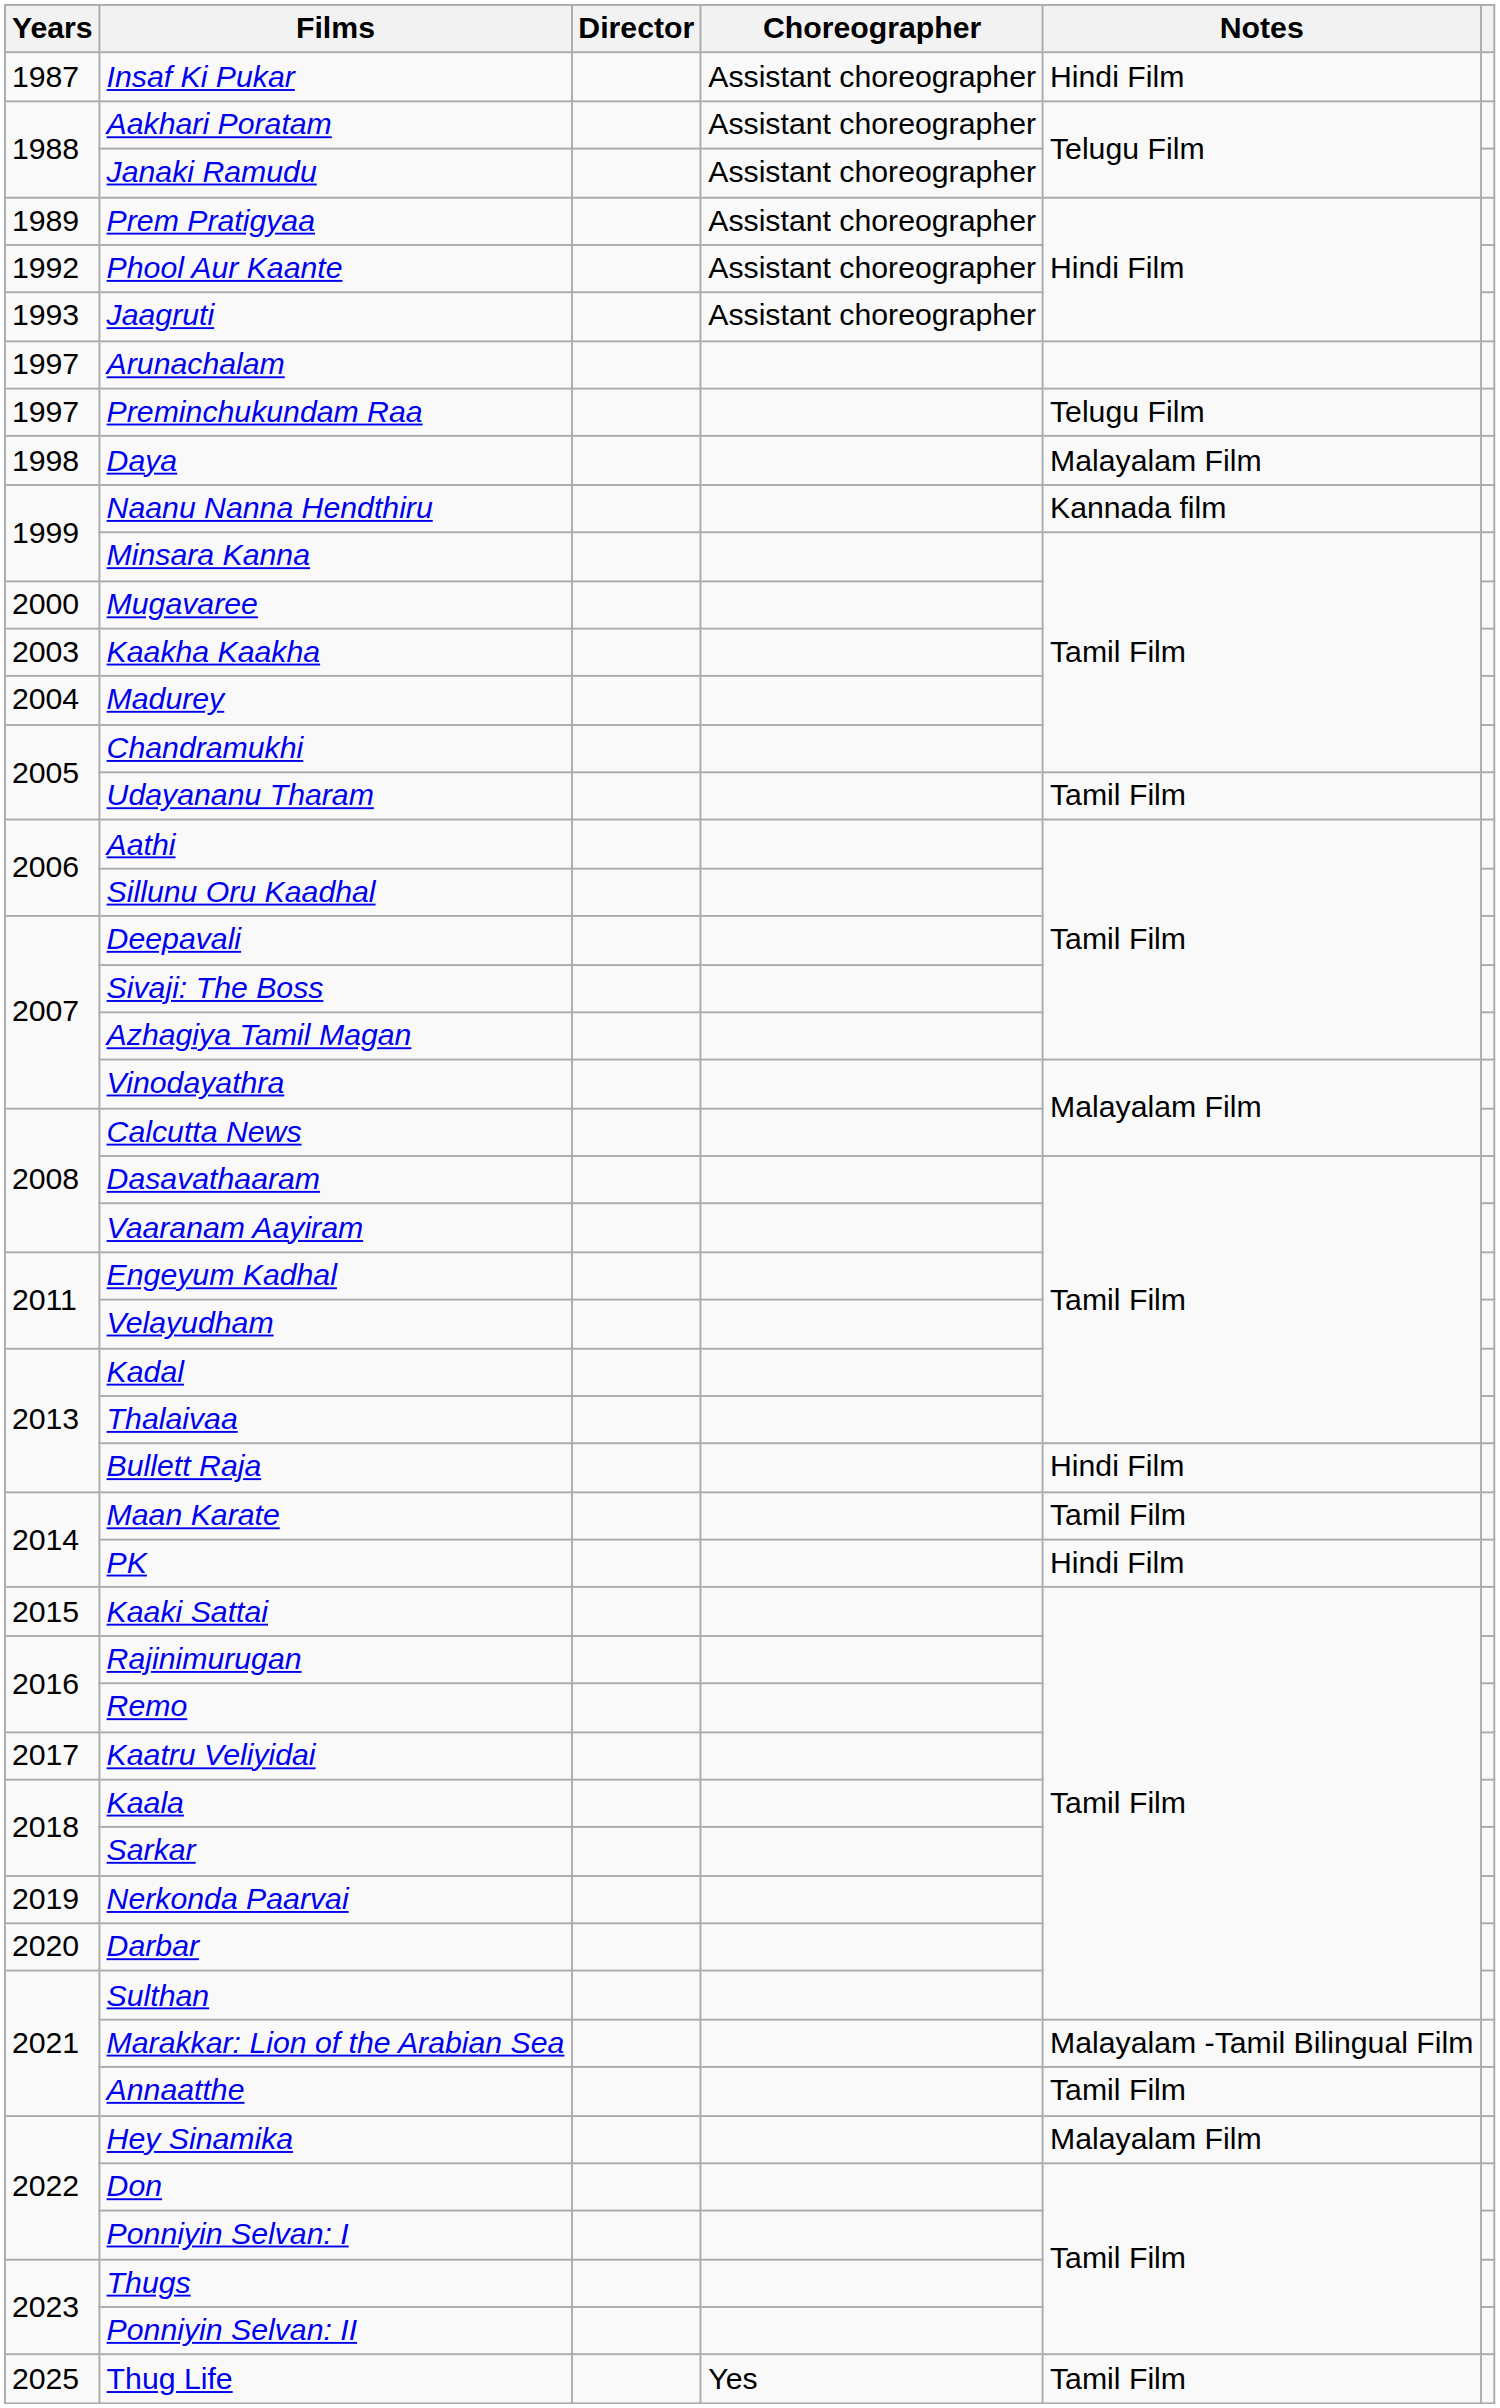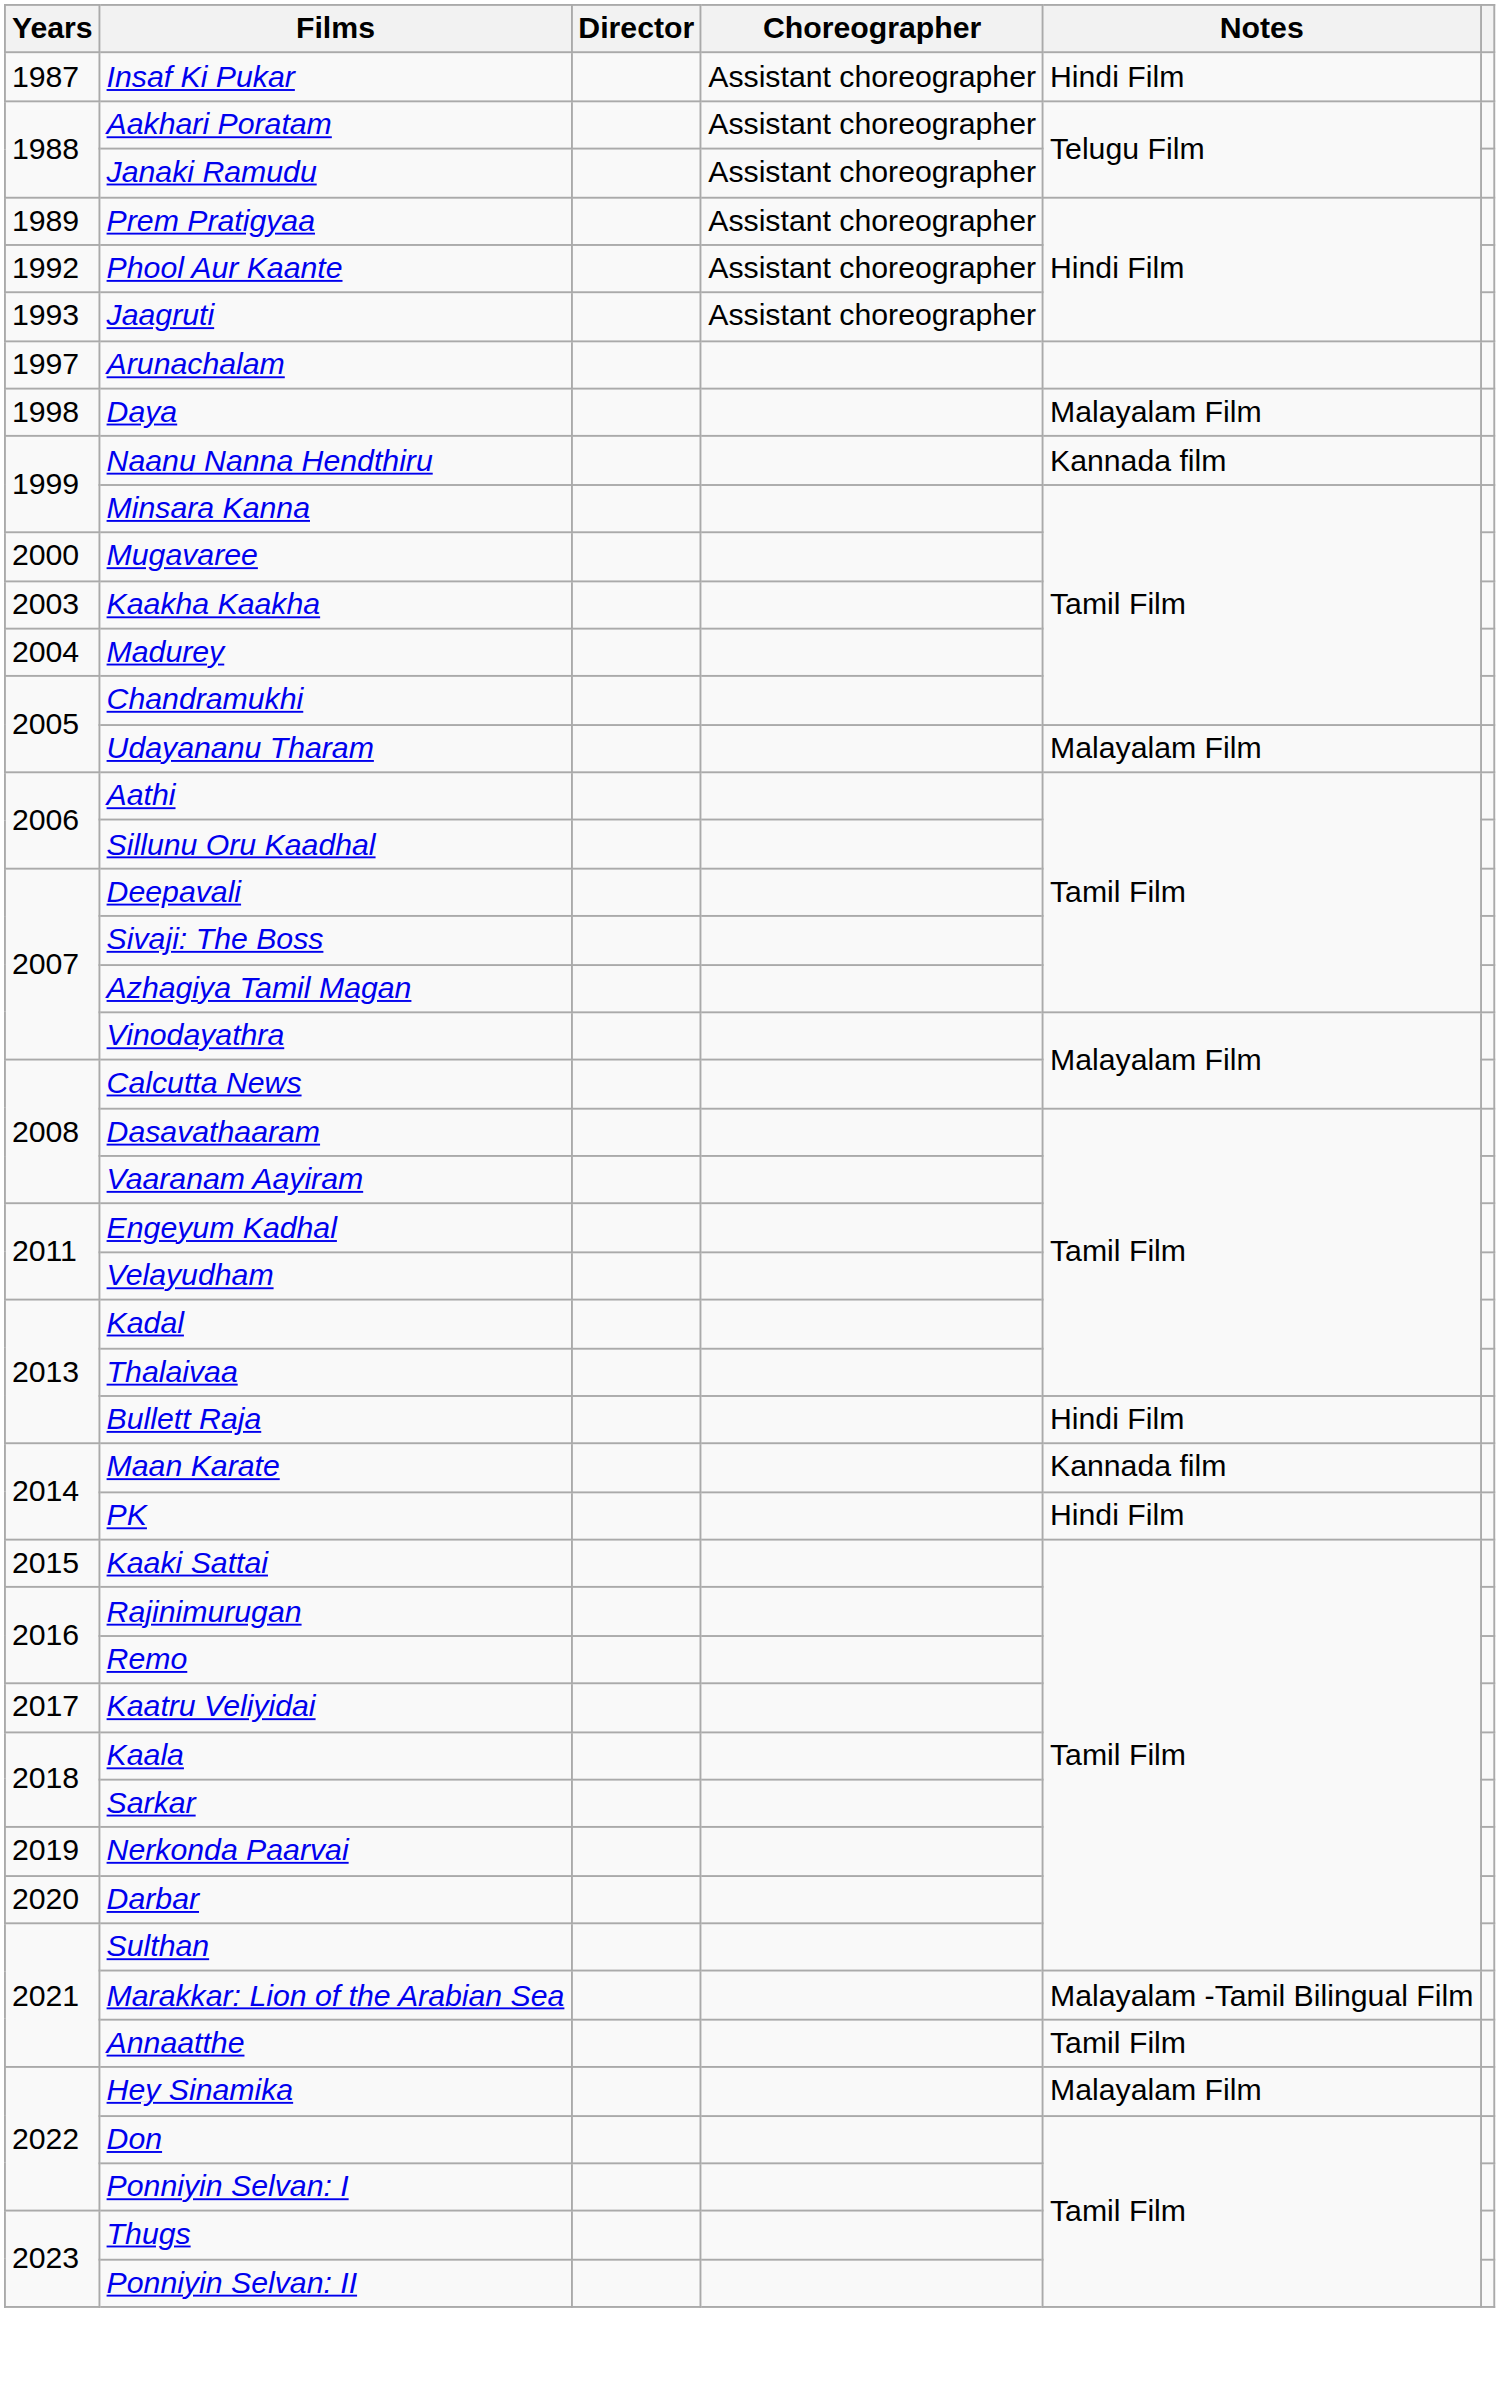- row: (265, 412)
(1118, 795) Tamil Film -> (1156, 747) Malayalam Film
(1118, 1515) Tamil Film -> (1138, 1467) Kannada film
- row: (170, 2378)
